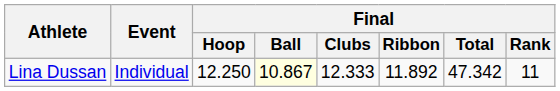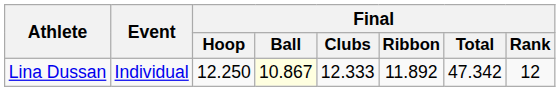(530, 73) 11 -> (530, 73) 12
